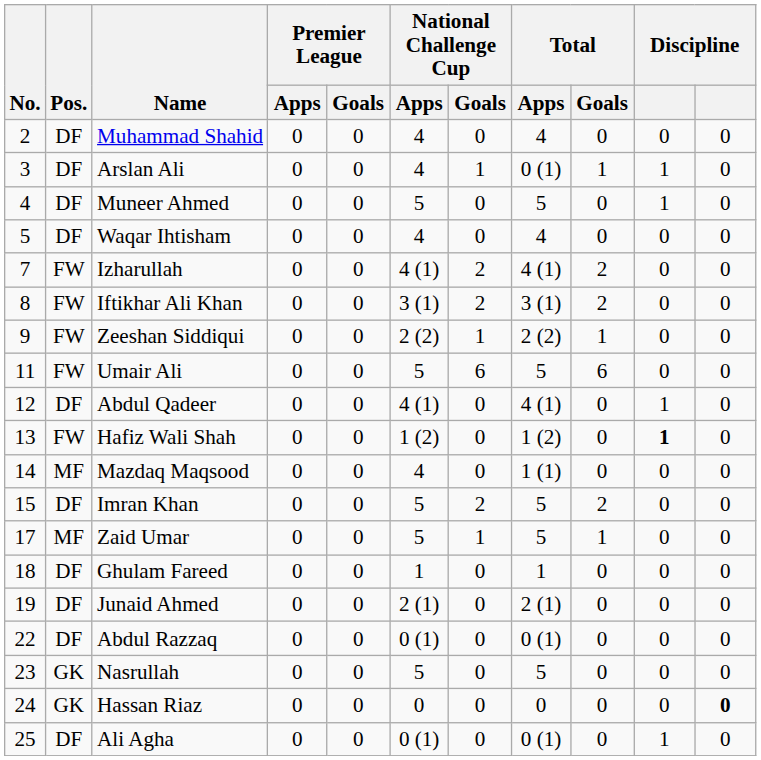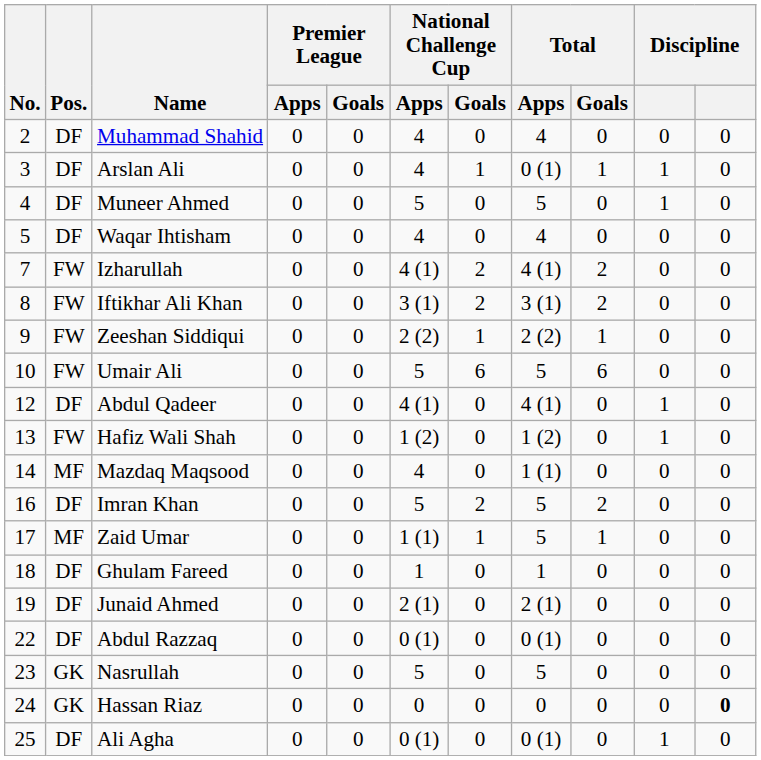(25, 370) 11 -> (25, 370) 10
(664, 437) bold -> (664, 437) normal
(25, 504) 15 -> (25, 504) 16
(419, 537) 5 -> (419, 537) 1 (1)
